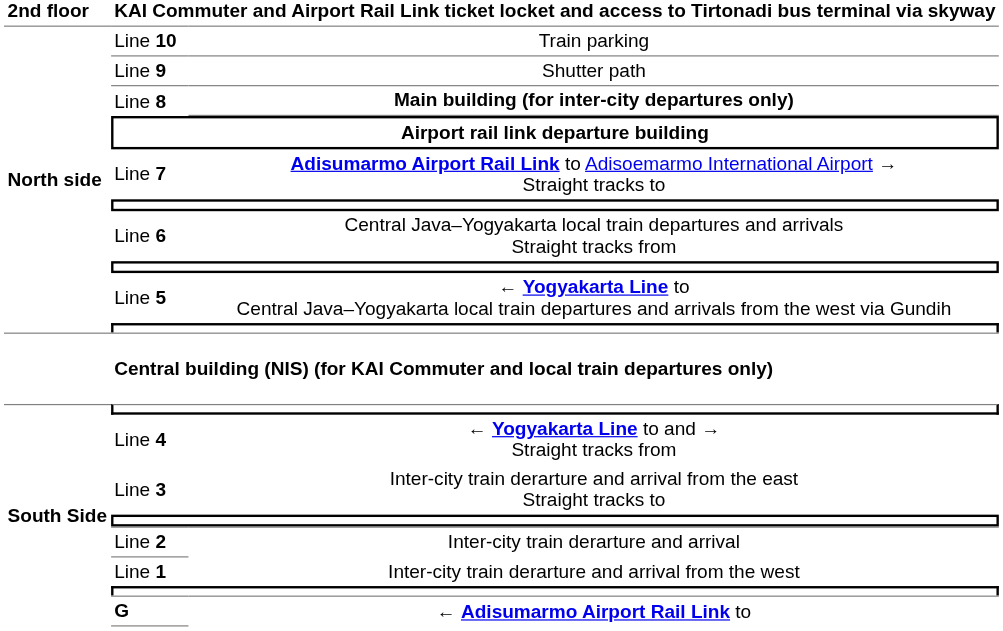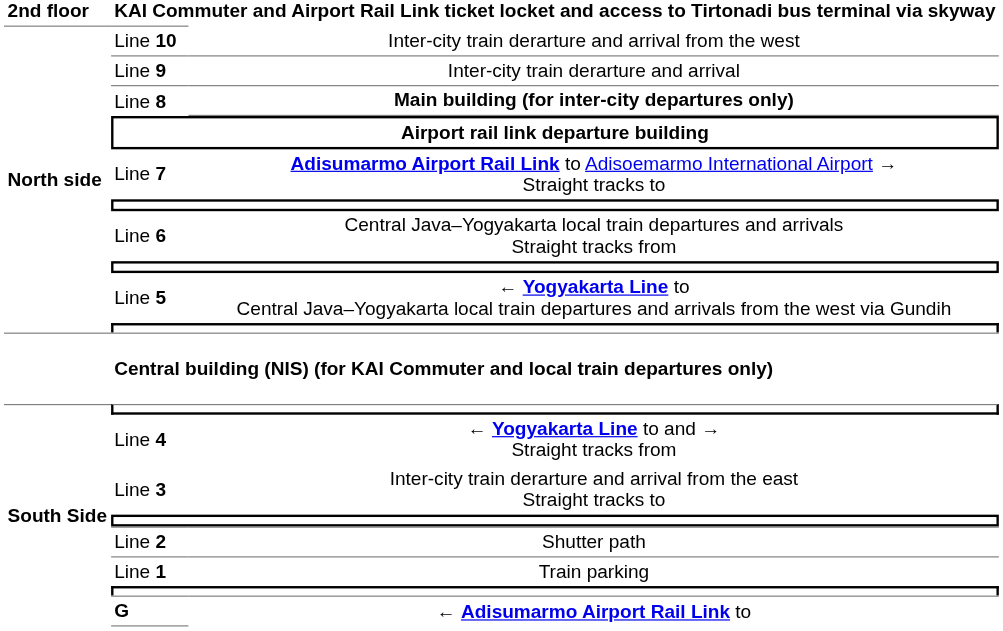(594, 40) Train parking -> (594, 40) Inter-city train derarture and arrival from the west
(594, 70) Shutter path -> (594, 70) Inter-city train derarture and arrival
(594, 542) Inter-city train derarture and arrival -> (594, 542) Shutter path
(594, 571) Inter-city train derarture and arrival from the west -> (594, 572) Train parking
